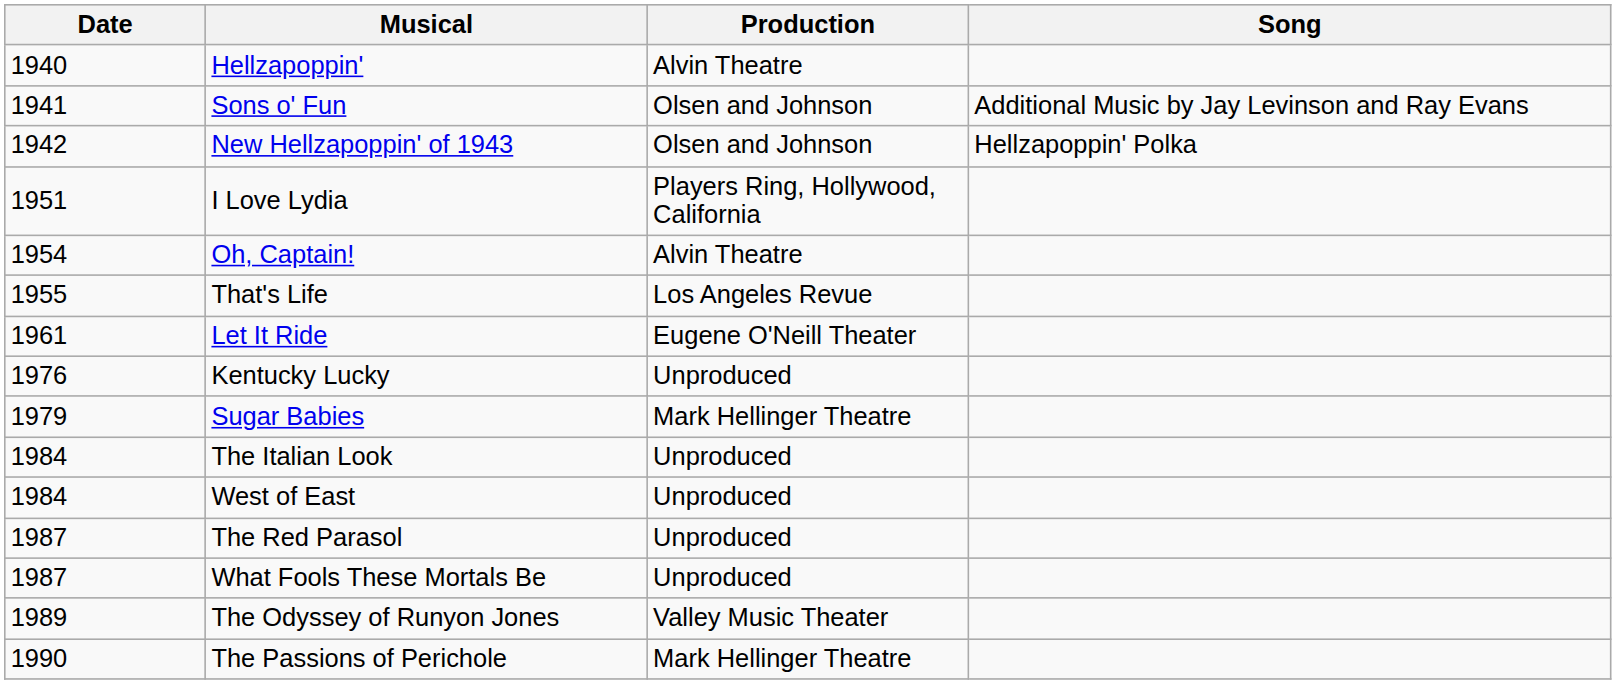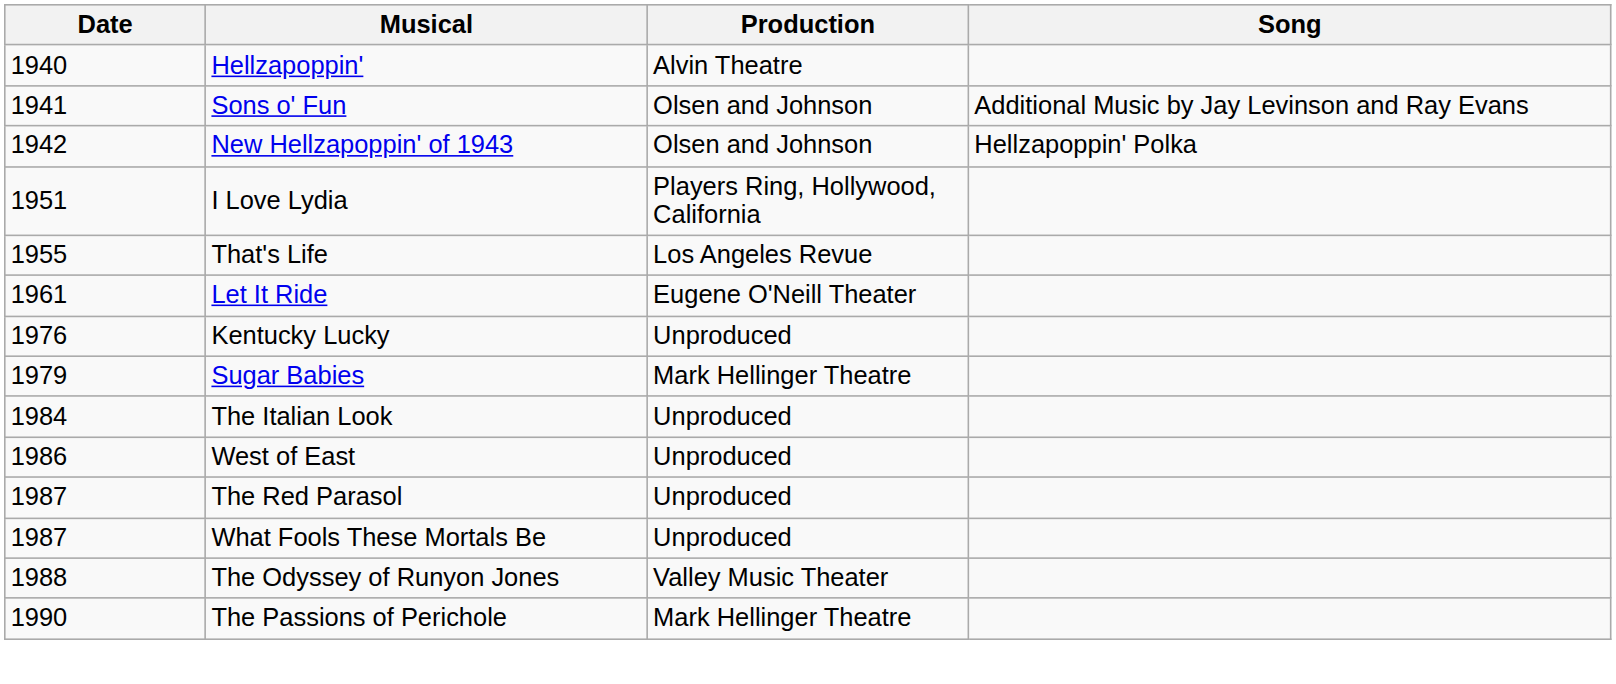- row: (283, 255)
(39, 497) 1984 -> (39, 456) 1986
(39, 618) 1989 -> (39, 577) 1988
